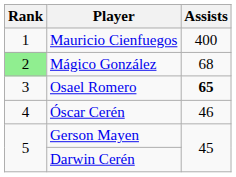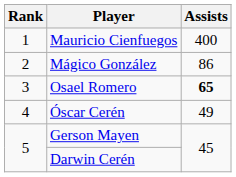(25, 64) lightgreen background -> (25, 64) no background
(206, 64) 68 -> (206, 64) 86
(206, 111) 46 -> (206, 111) 49
